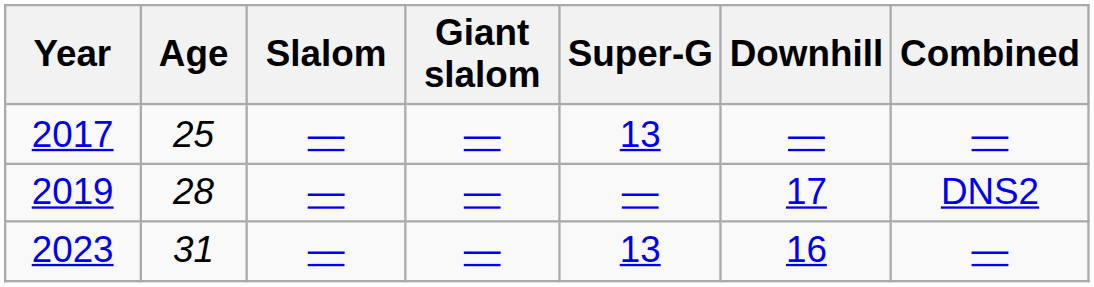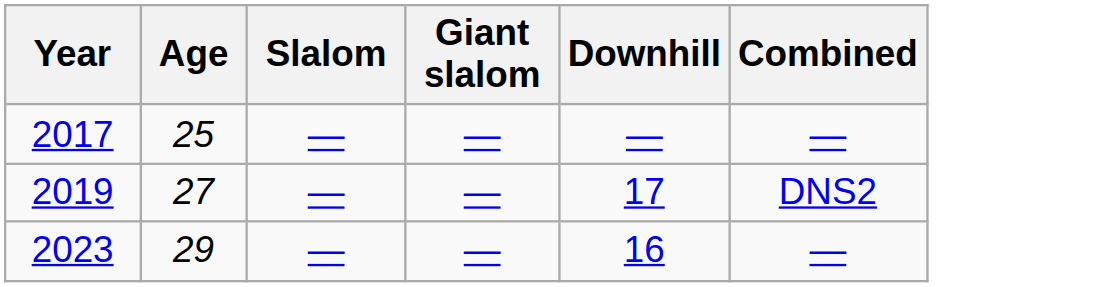- column: (640, 54)
(194, 191) 28 -> (194, 191) 27
(194, 250) 31 -> (194, 250) 29
